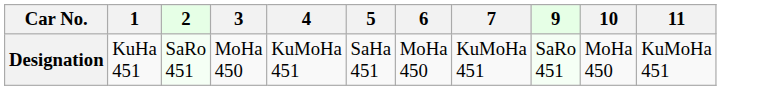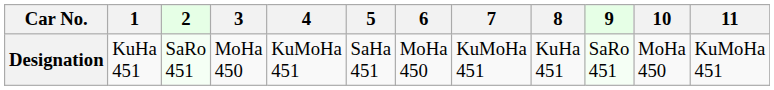+ column: (558, 19)
